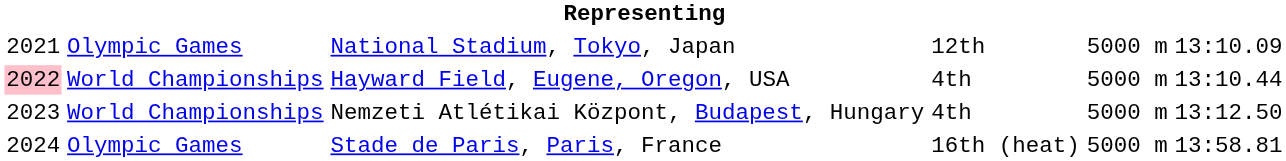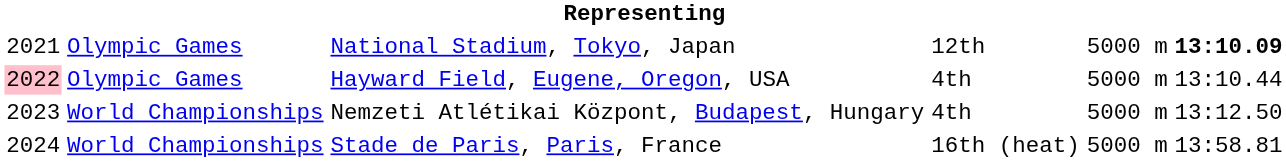(1229, 47) normal -> (1229, 47) bold
(195, 80) World Championships -> (155, 80) Olympic Games
(155, 146) Olympic Games -> (195, 146) World Championships
